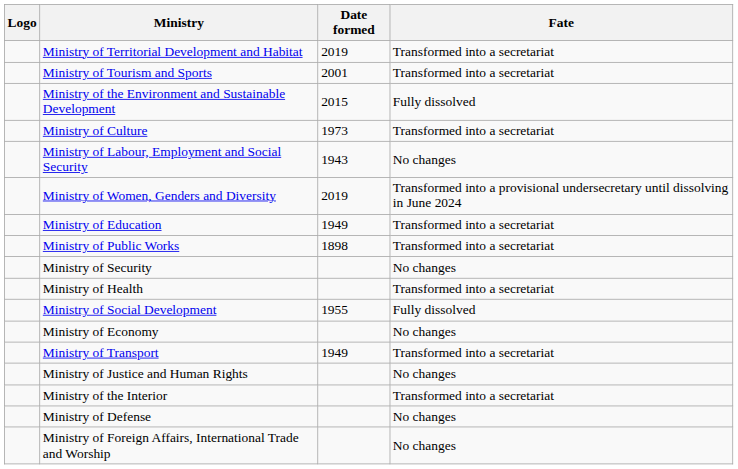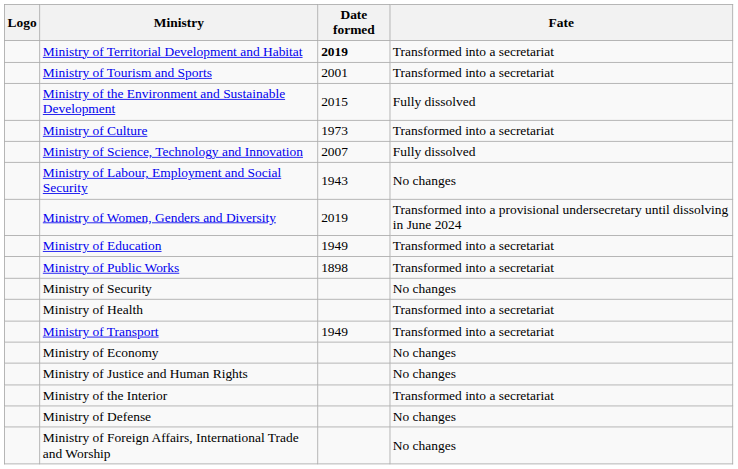(335, 51) normal -> (335, 51) bold
+ row: (173, 151)
- row: (130, 310)
rows swapped: (101, 331) <-> (101, 352)
